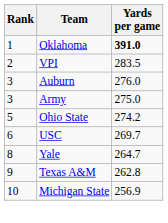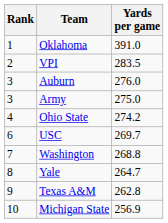(128, 44) bold -> (128, 44) normal
(10, 117) 5 -> (10, 117) 4
+ row: (67, 154)
